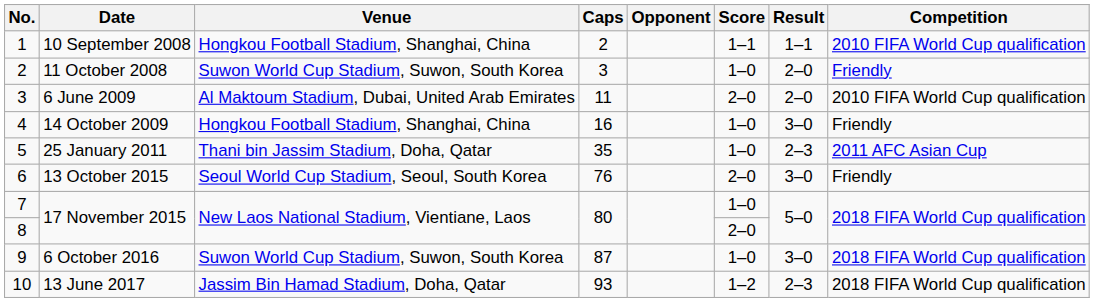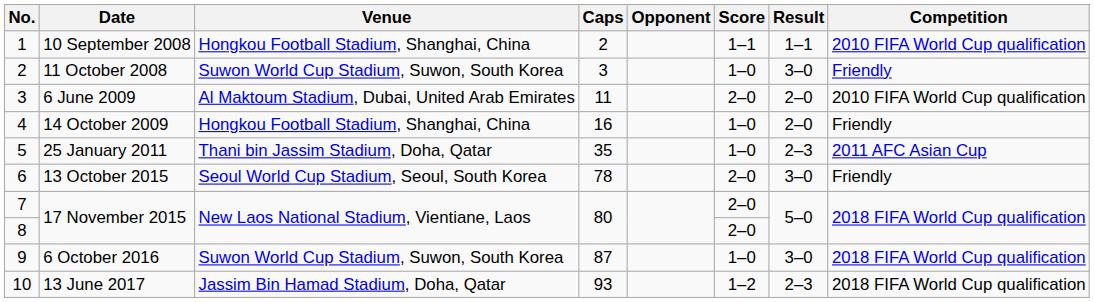(799, 71) 2–0 -> (799, 71) 3–0
(799, 124) 3–0 -> (799, 124) 2–0
(603, 177) 76 -> (603, 177) 78
(742, 204) 1–0 -> (742, 204) 2–0
